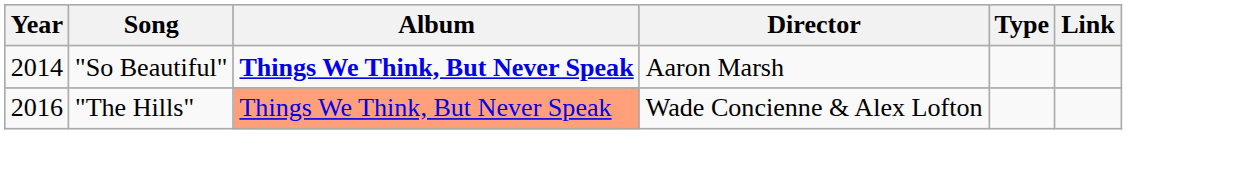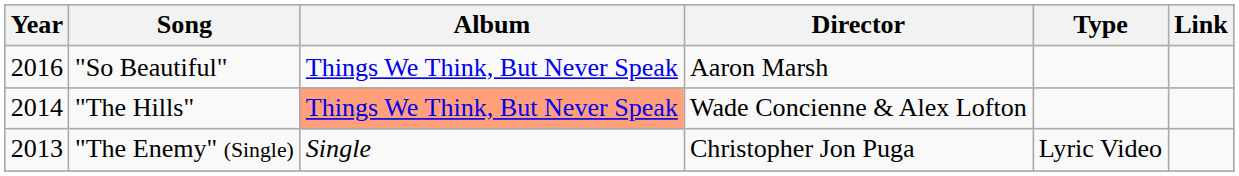(37, 66) 2014 -> (37, 66) 2016
(437, 66) bold -> (492, 66) normal
(37, 107) 2016 -> (37, 107) 2014
+ row: (184, 149)
